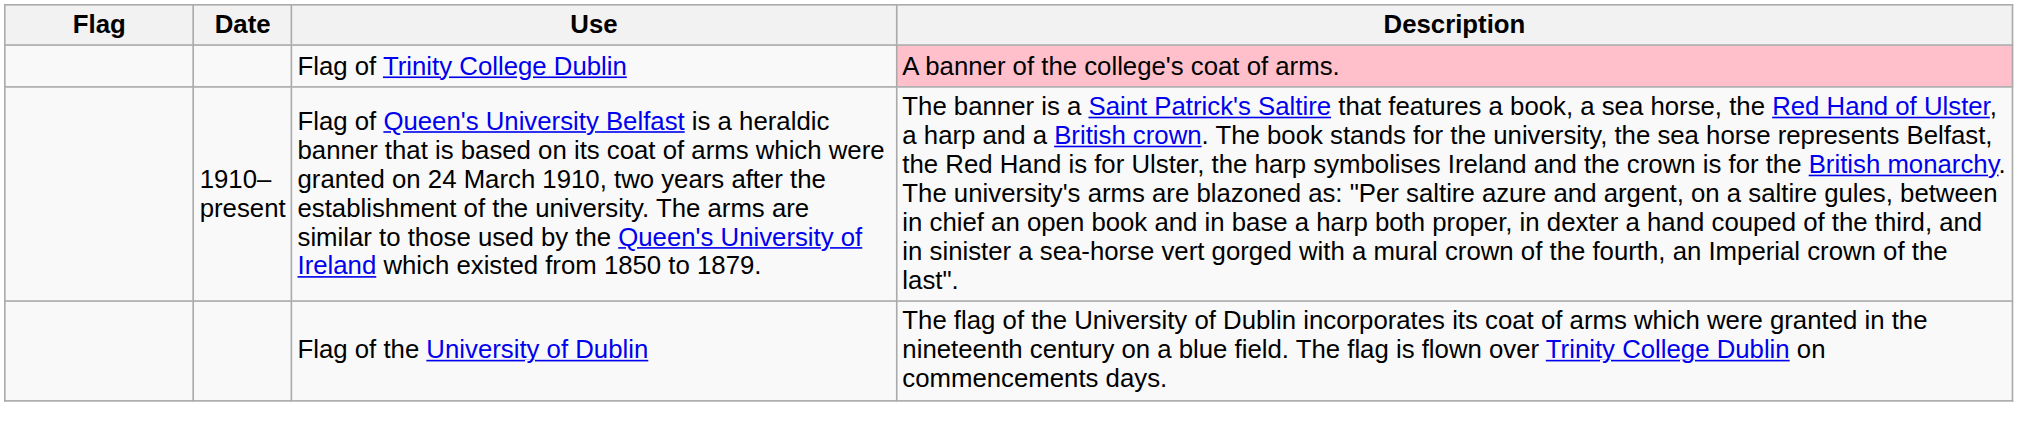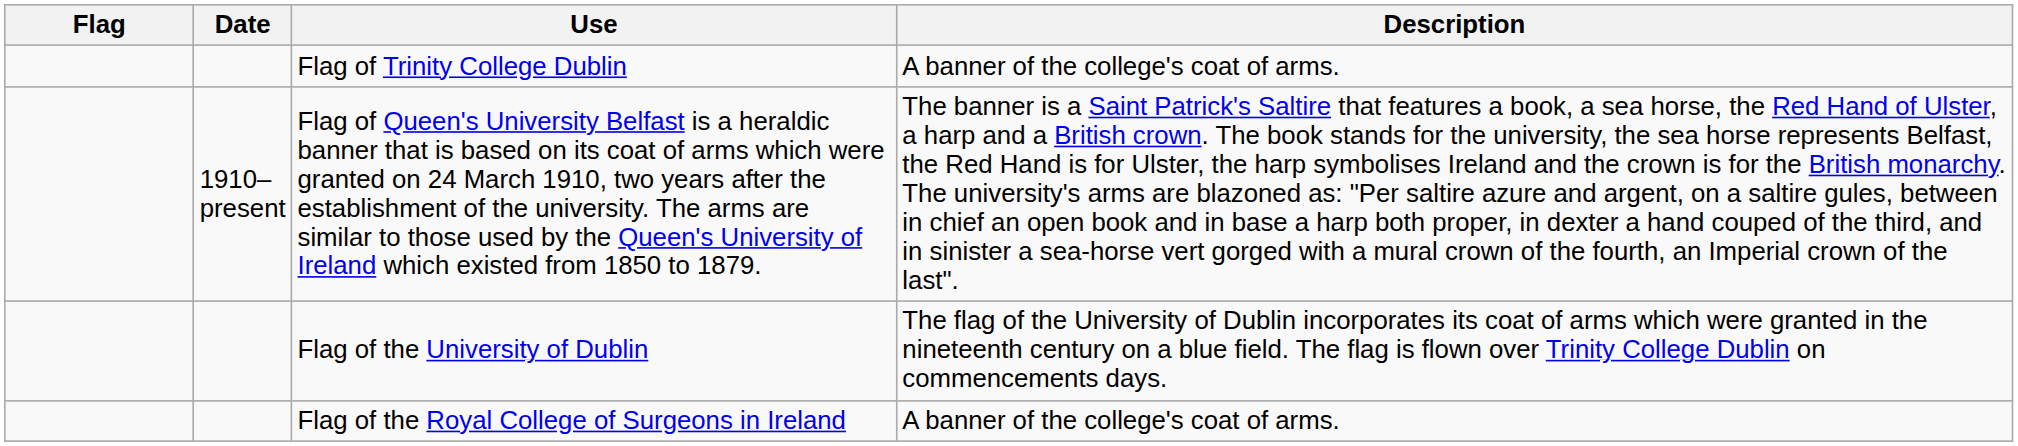(1121, 65) pink background -> (1121, 65) no background
+ row: (572, 420)
